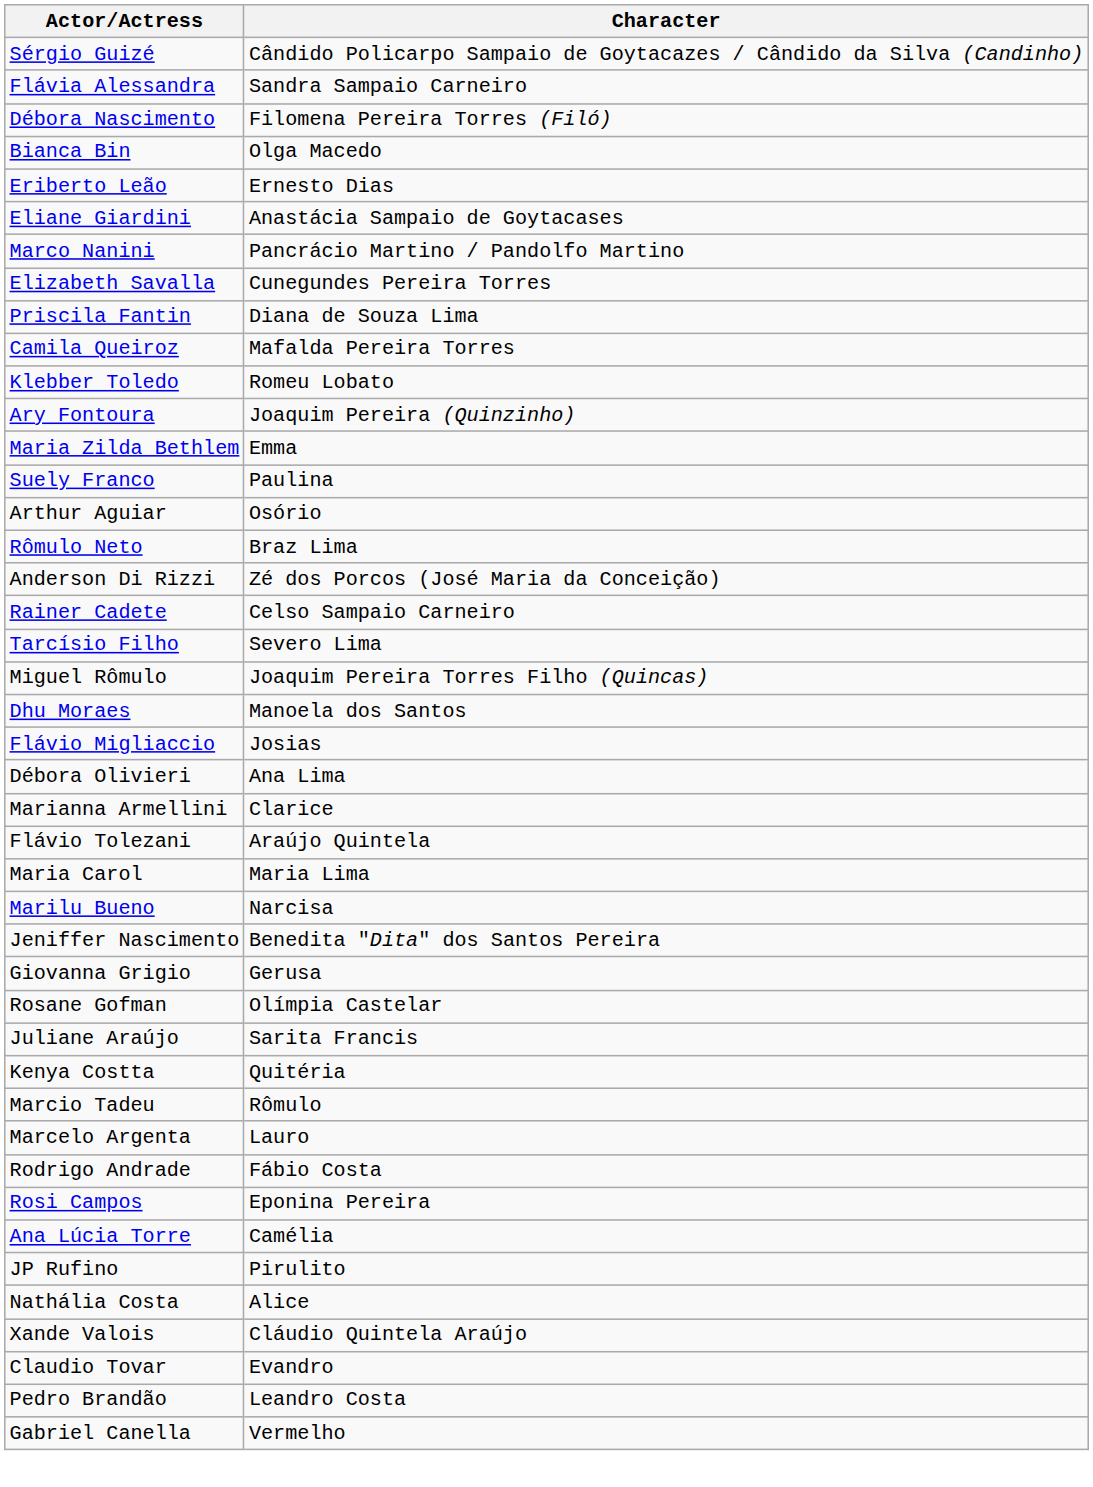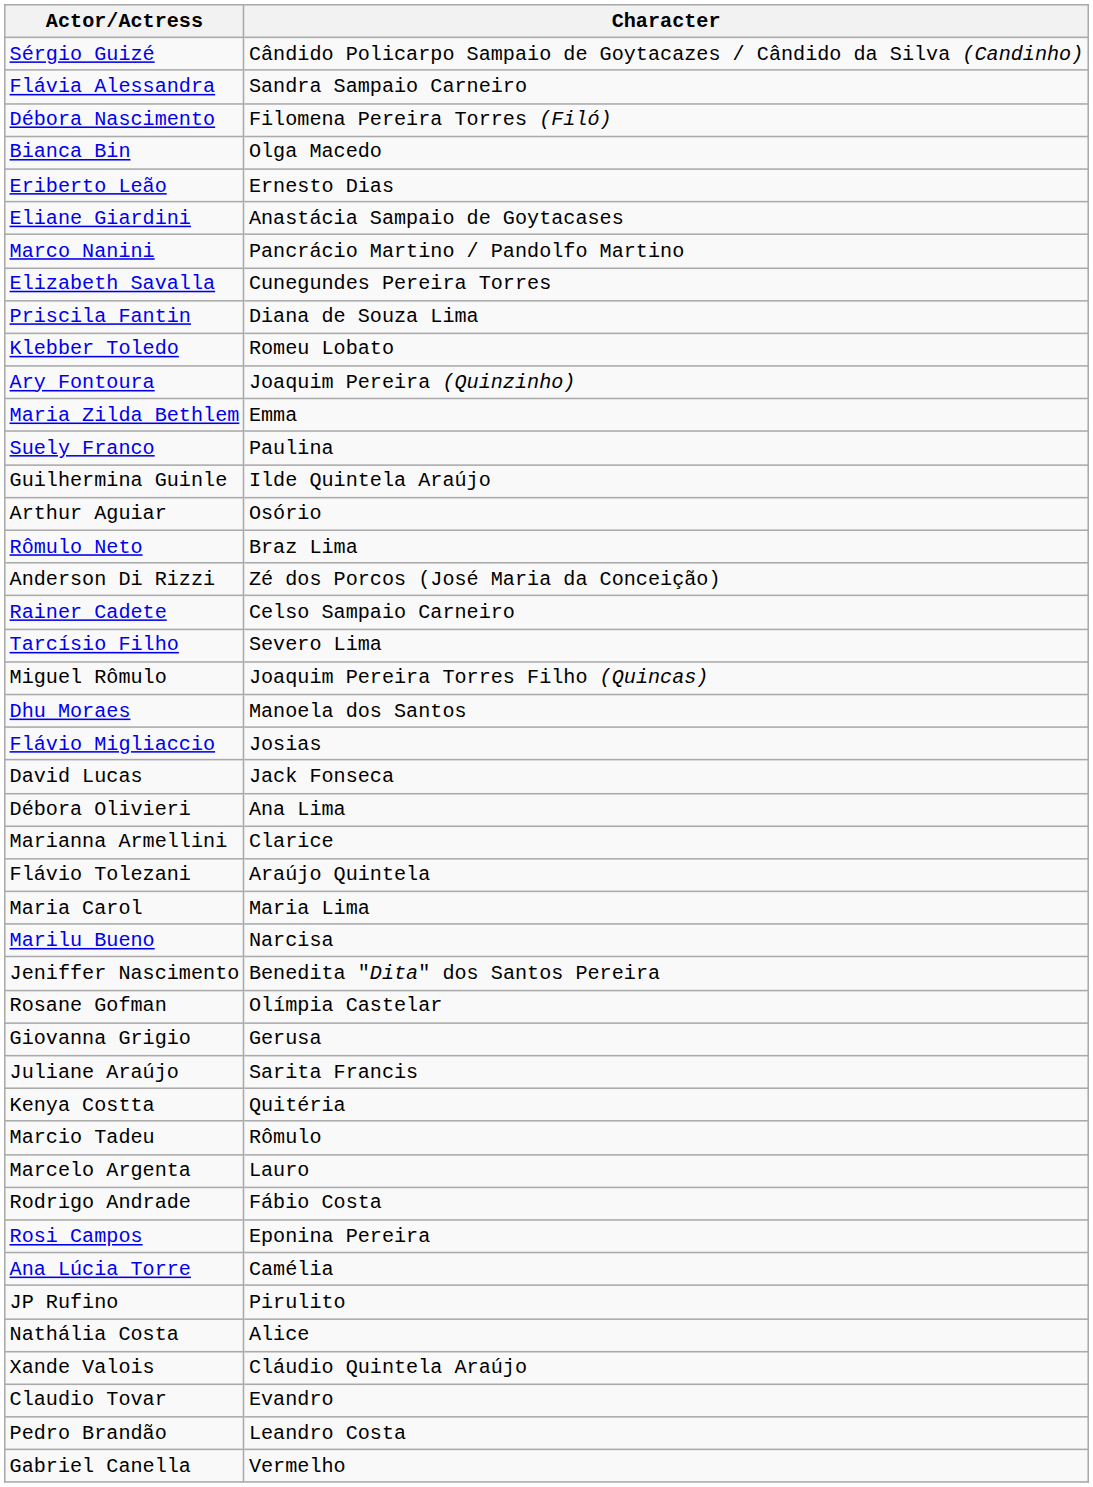- row: (94, 350)
+ row: (118, 481)
+ row: (76, 777)
rows swapped: (100, 974) <-> (88, 1006)
